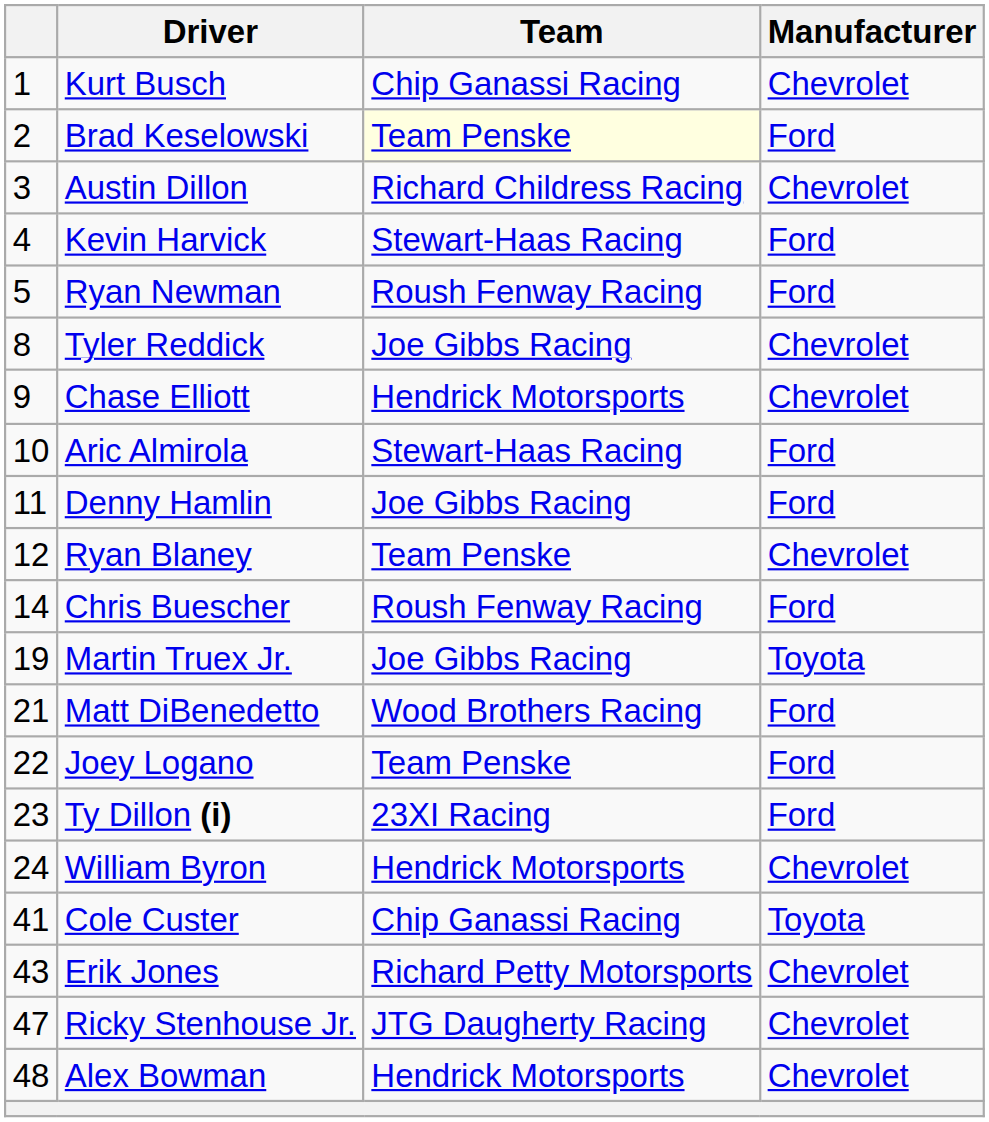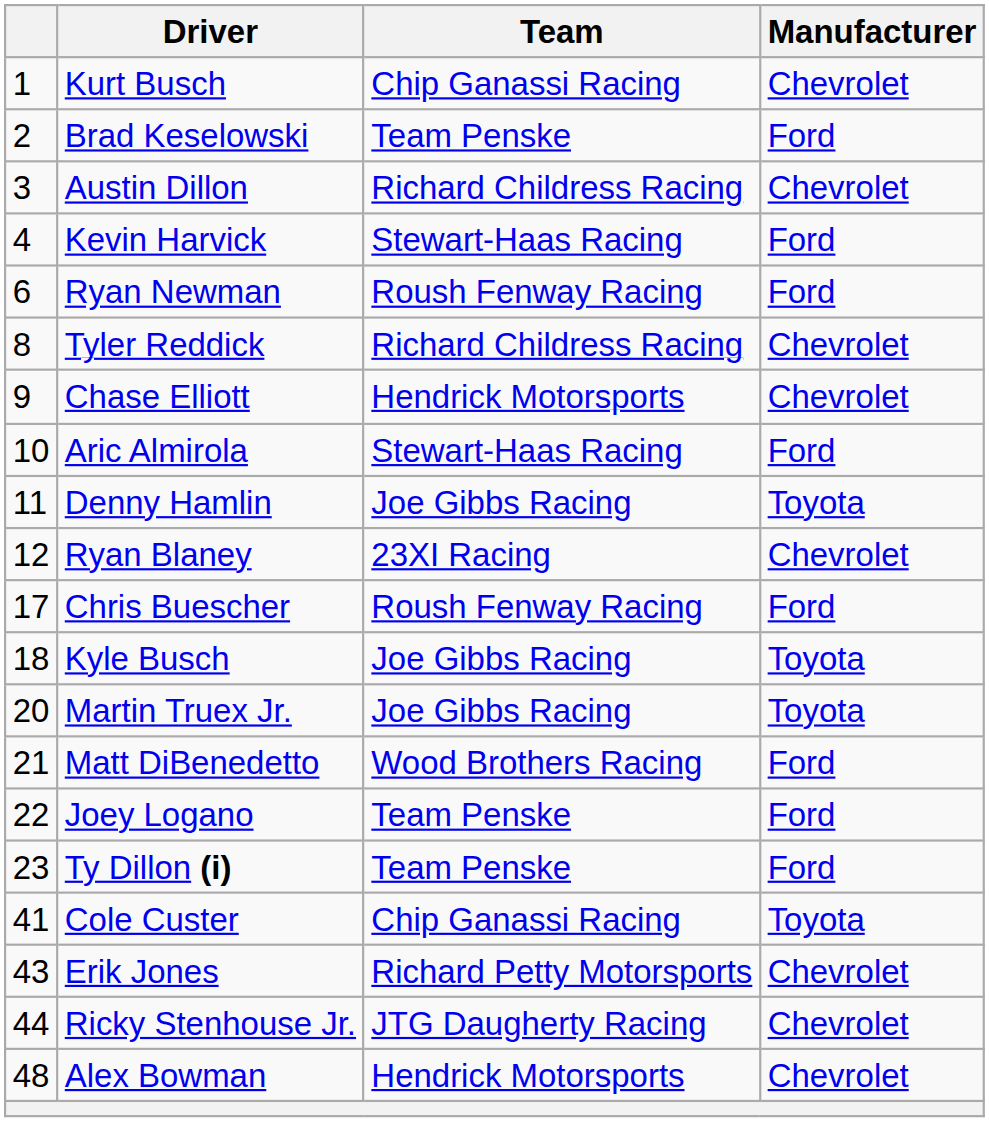(471, 136) lightyellow background -> (471, 136) no background
(22, 292) 5 -> (22, 292) 6
(501, 345) Joe Gibbs Racing -> (557, 345) Richard Childress Racing
(802, 501) Ford -> (816, 501) Toyota
(471, 554) Team Penske -> (461, 554) 23XI Racing
(31, 606) 14 -> (31, 606) 17
+ row: (147, 658)
(31, 658) 19 -> (31, 710) 20
(461, 815) 23XI Racing -> (471, 867) Team Penske
- row: (165, 867)
(31, 1023) 47 -> (31, 1023) 44
